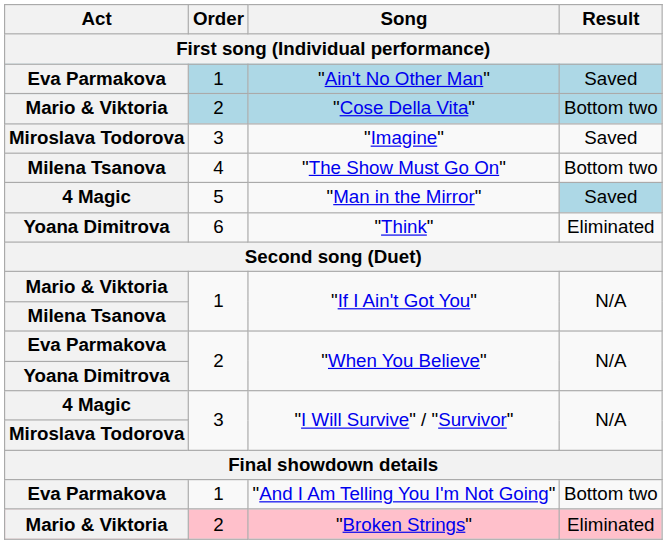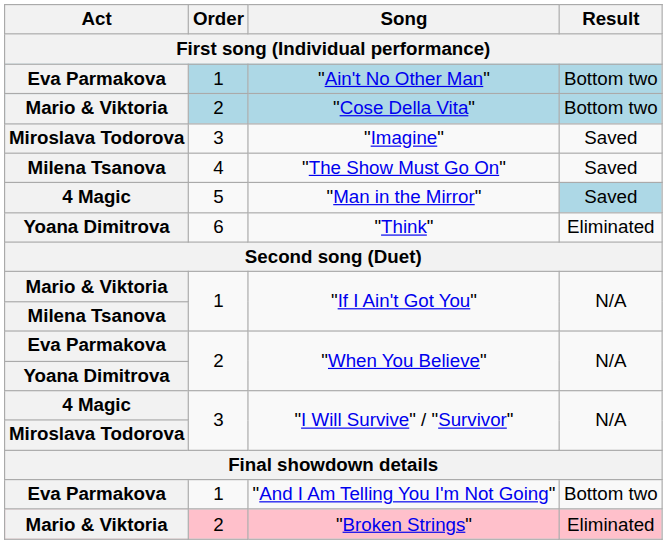(611, 78) Saved -> (611, 78) Bottom two
(611, 167) Bottom two -> (611, 167) Saved
